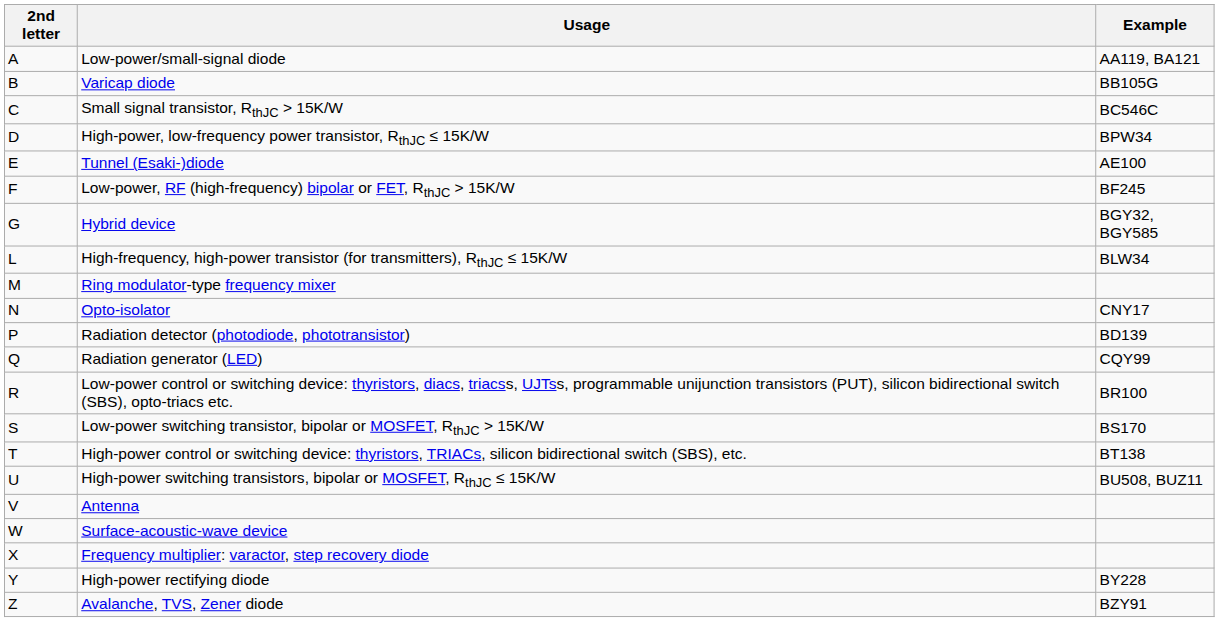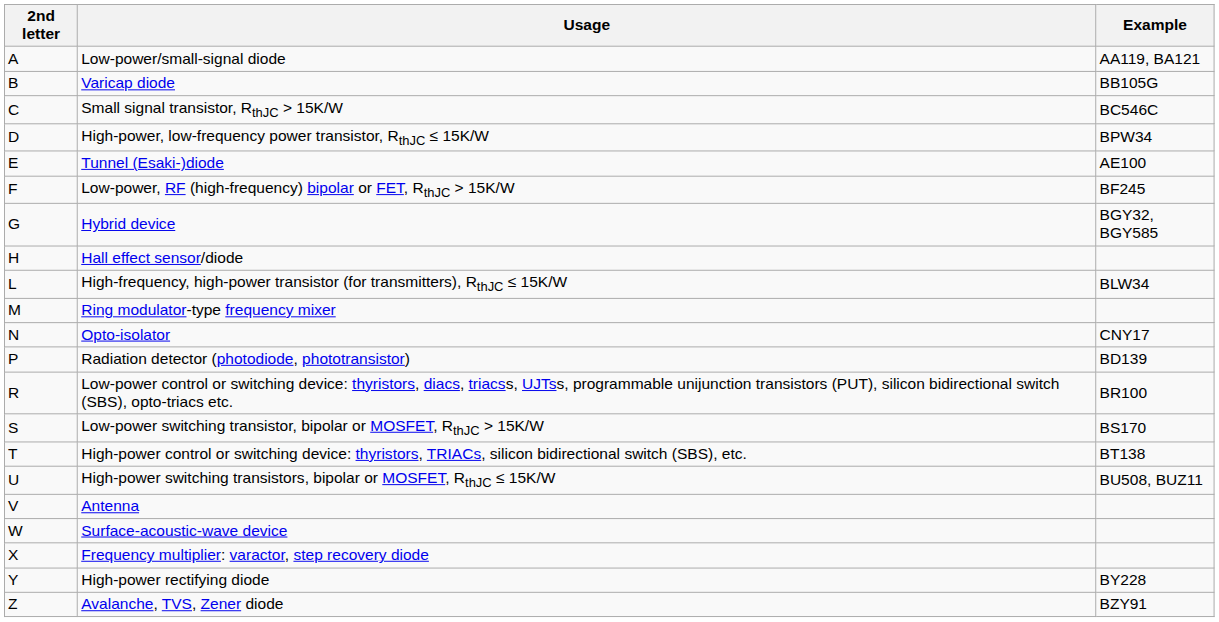+ row: (162, 257)
- row: (172, 359)
